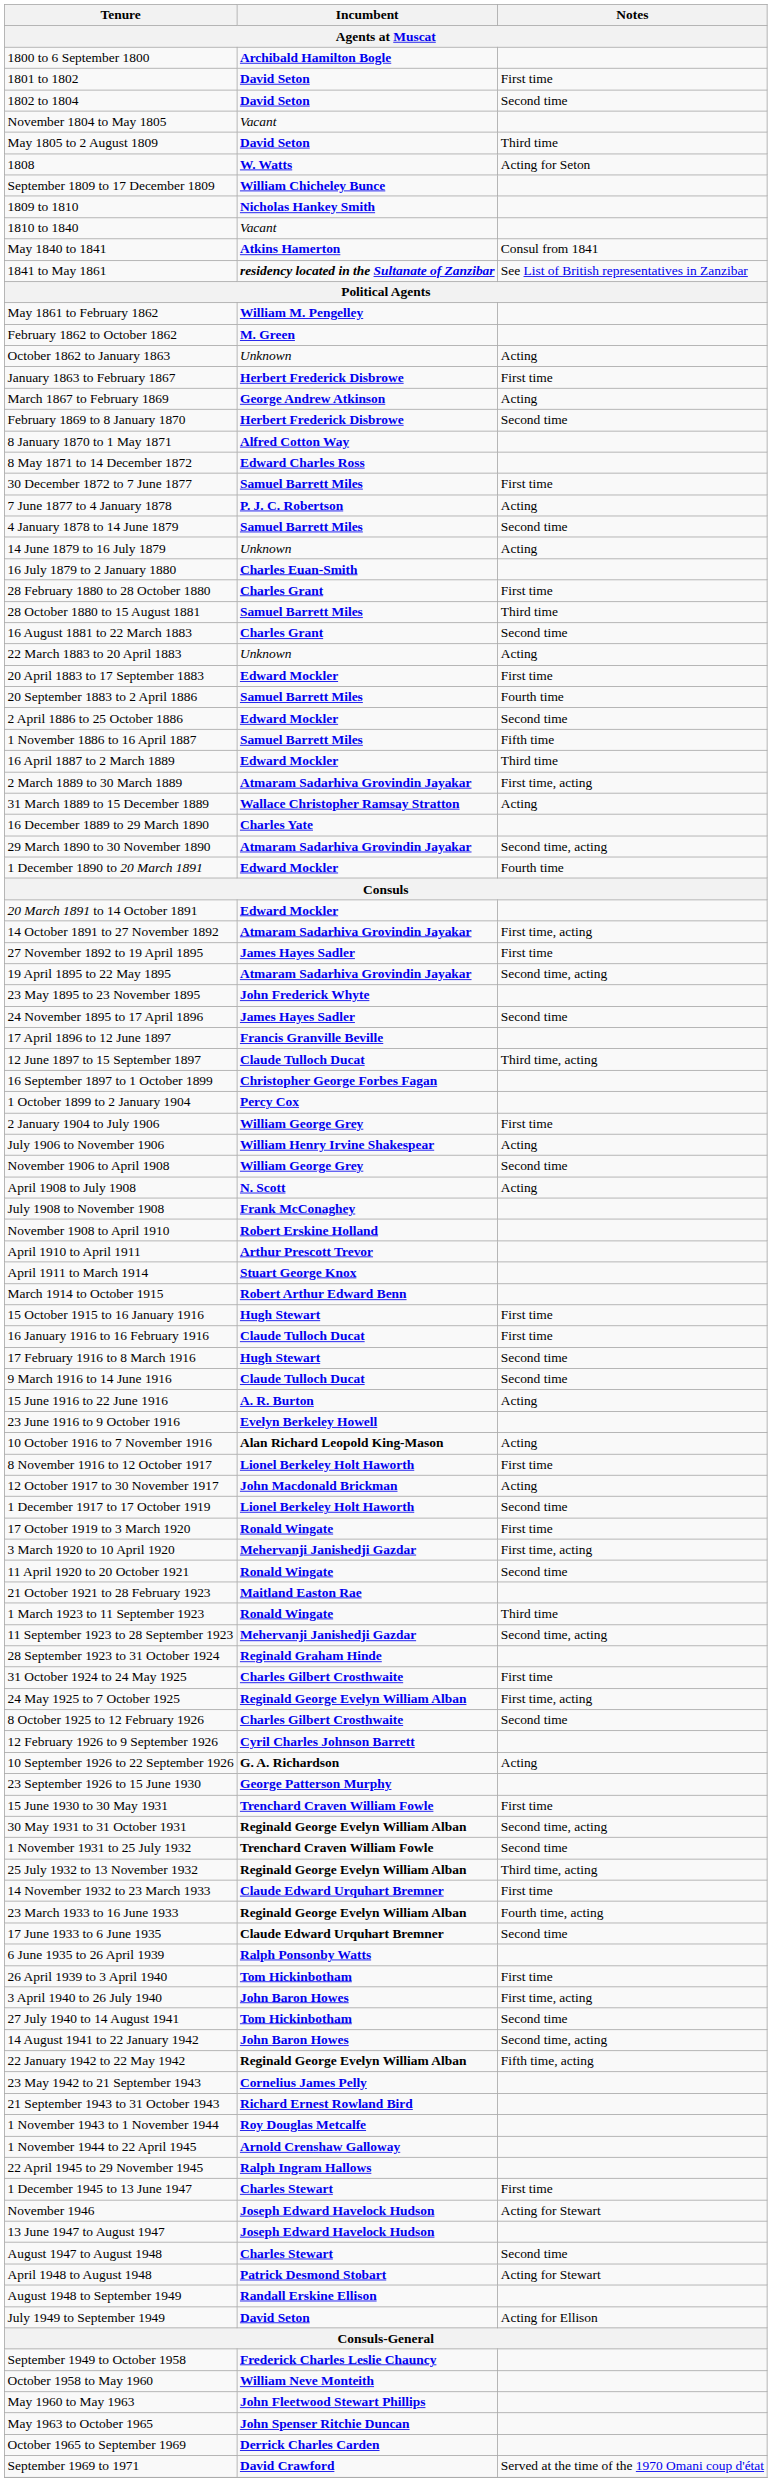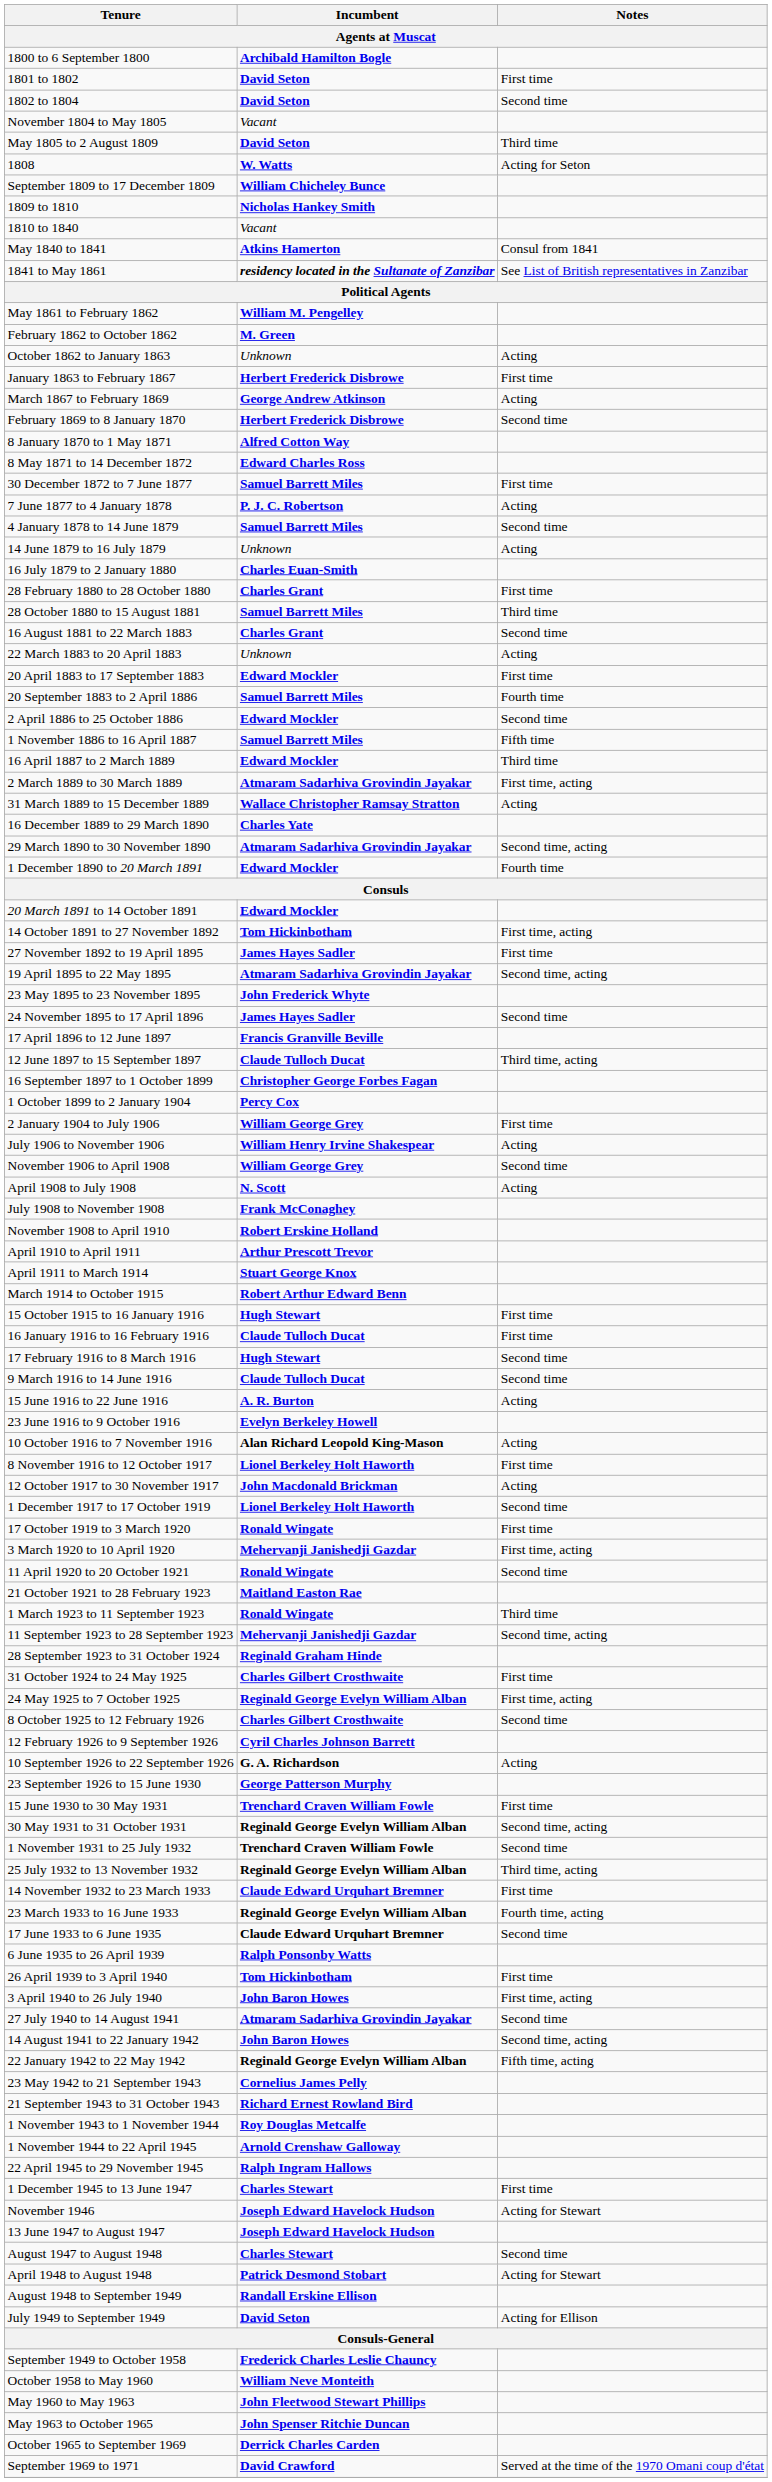(356, 931) Atmaram Sadarhiva Grovindin Jayakar -> (296, 931) Tom Hickinbotham
(296, 2018) Tom Hickinbotham -> (356, 2018) Atmaram Sadarhiva Grovindin Jayakar
